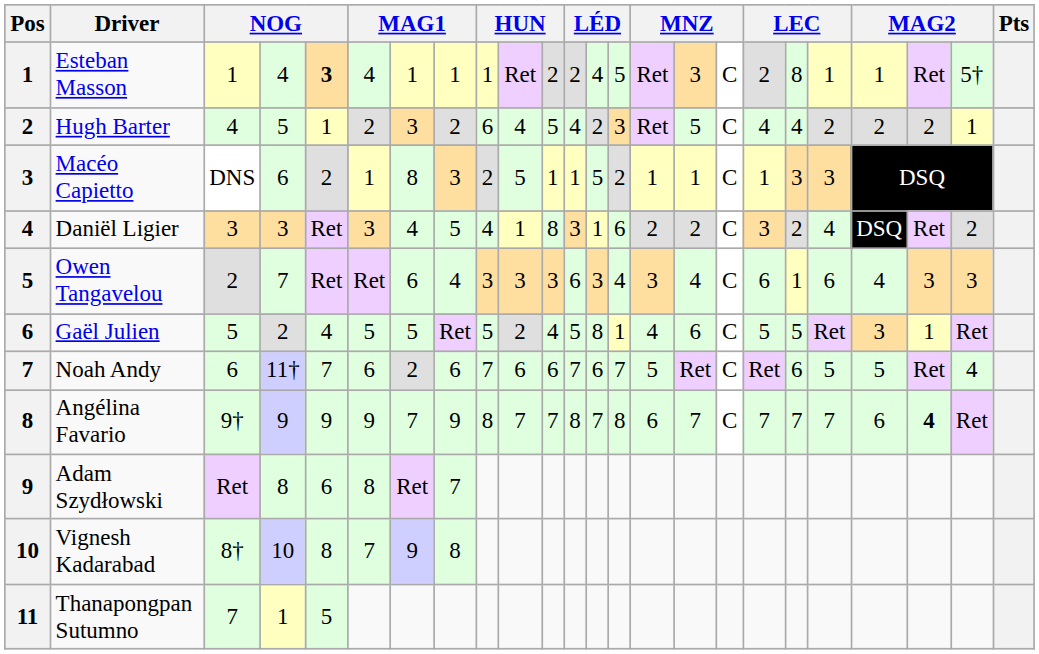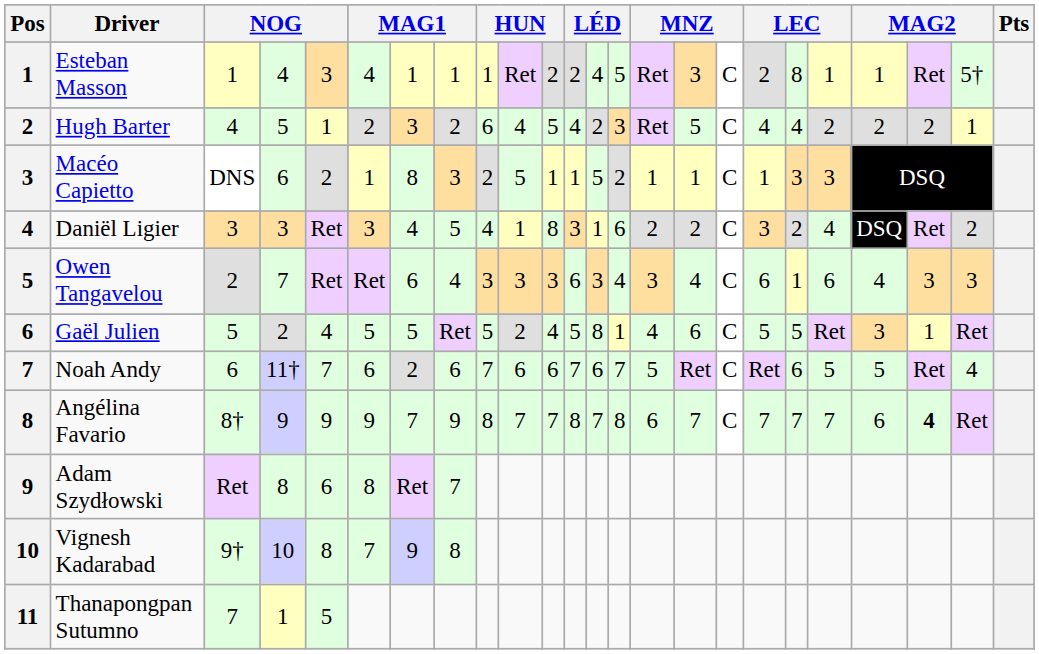(327, 74) bold -> (327, 74) normal
(232, 421) 9† -> (232, 421) 8†
(232, 550) 8† -> (232, 550) 9†
